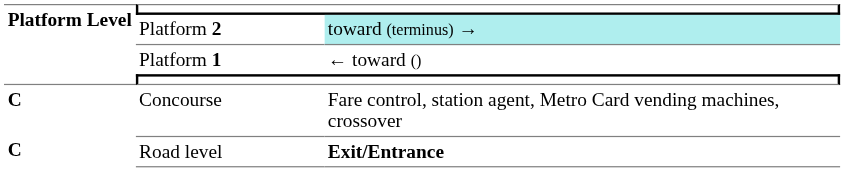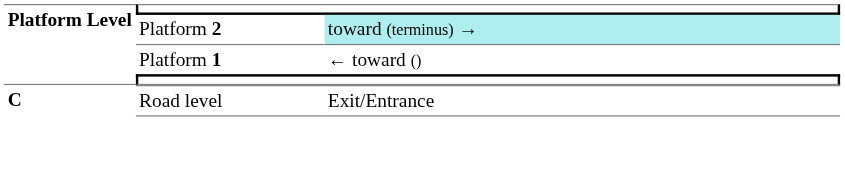- row: (180, 99)
(386, 151) bold -> (381, 100) normal
